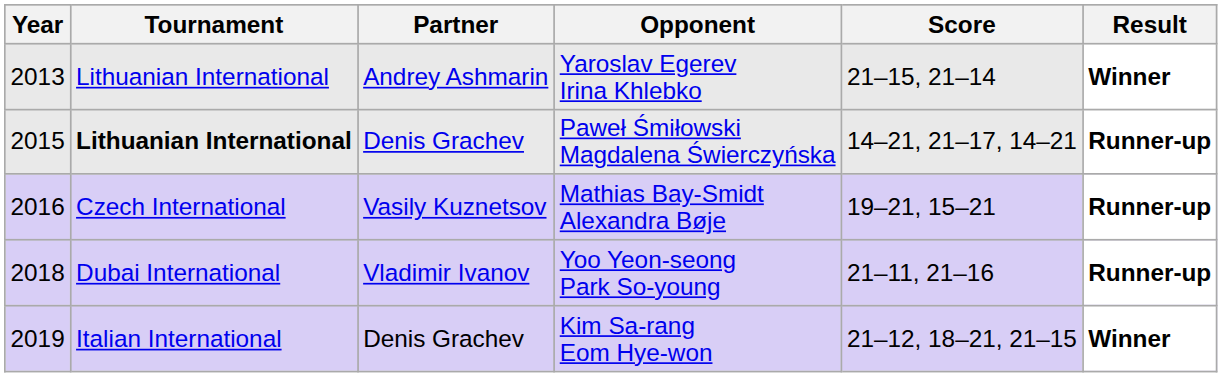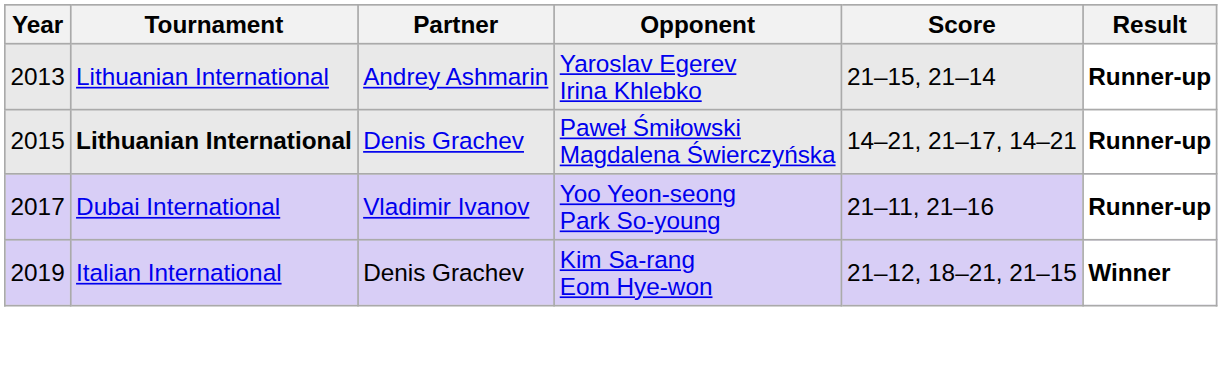(1129, 76) Winner -> (1150, 76) Runner-up
- row: (662, 207)
(38, 273) 2018 -> (38, 207) 2017
